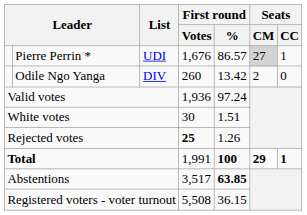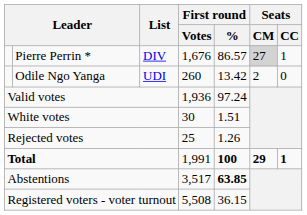(155, 55) UDI -> (155, 55) DIV
(155, 76) DIV -> (155, 76) UDI
(188, 138) bold -> (188, 138) normal
